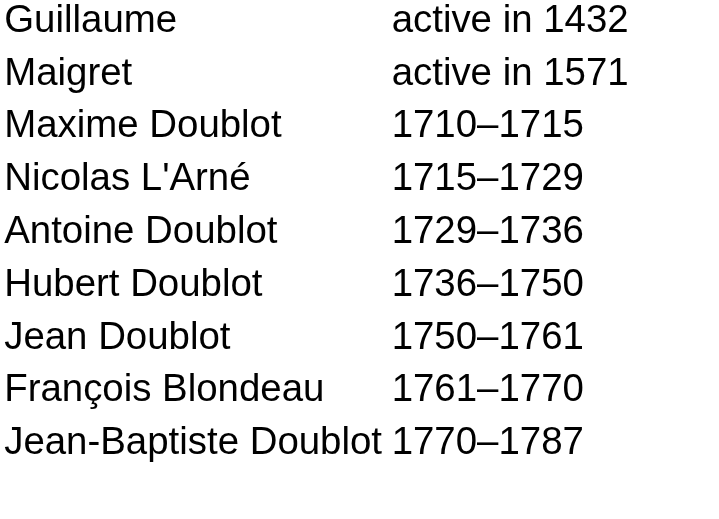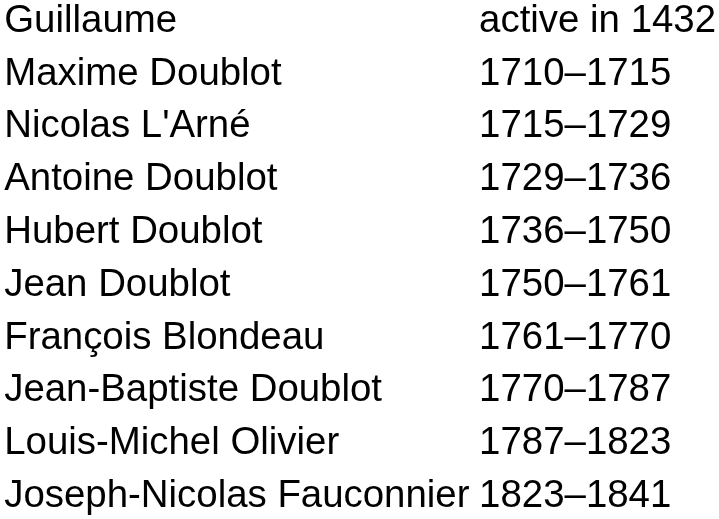- row: (68, 71)
+ row: (172, 441)
+ row: (237, 494)
